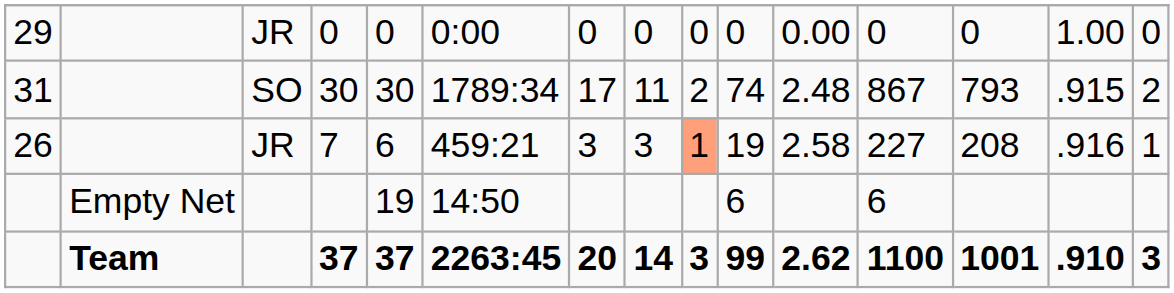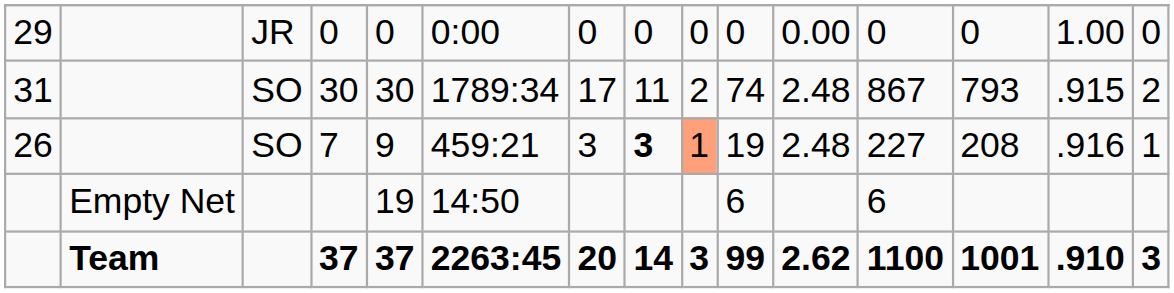(273, 145) JR -> (277, 145) SO
(385, 145) 6 -> (385, 145) 9
(643, 145) normal -> (643, 145) bold
(816, 145) 2.58 -> (816, 145) 2.48
